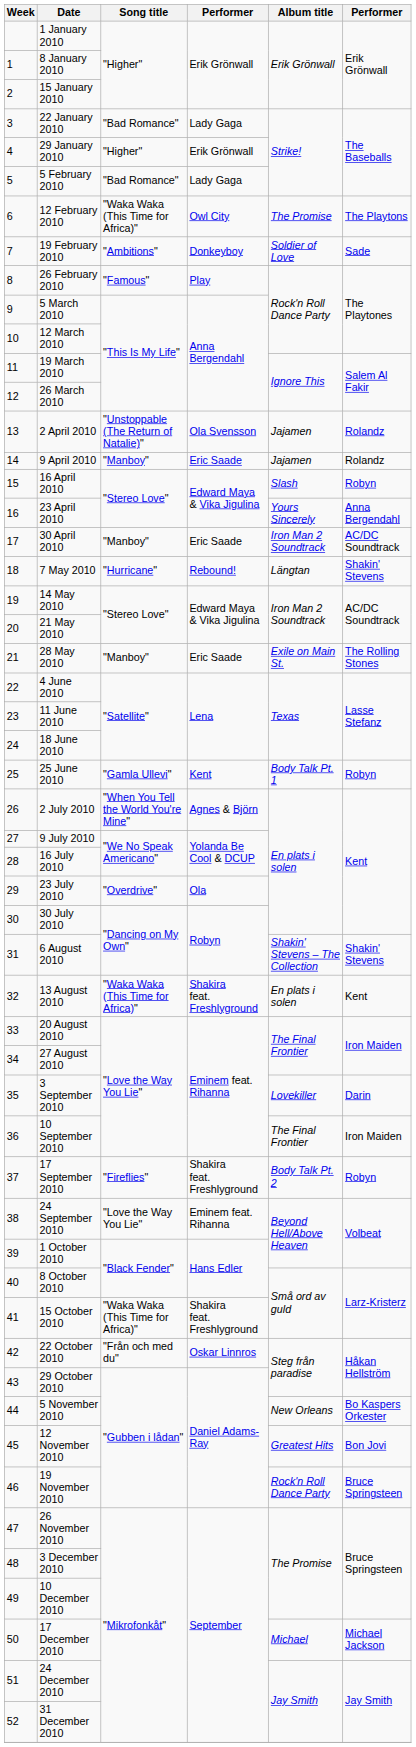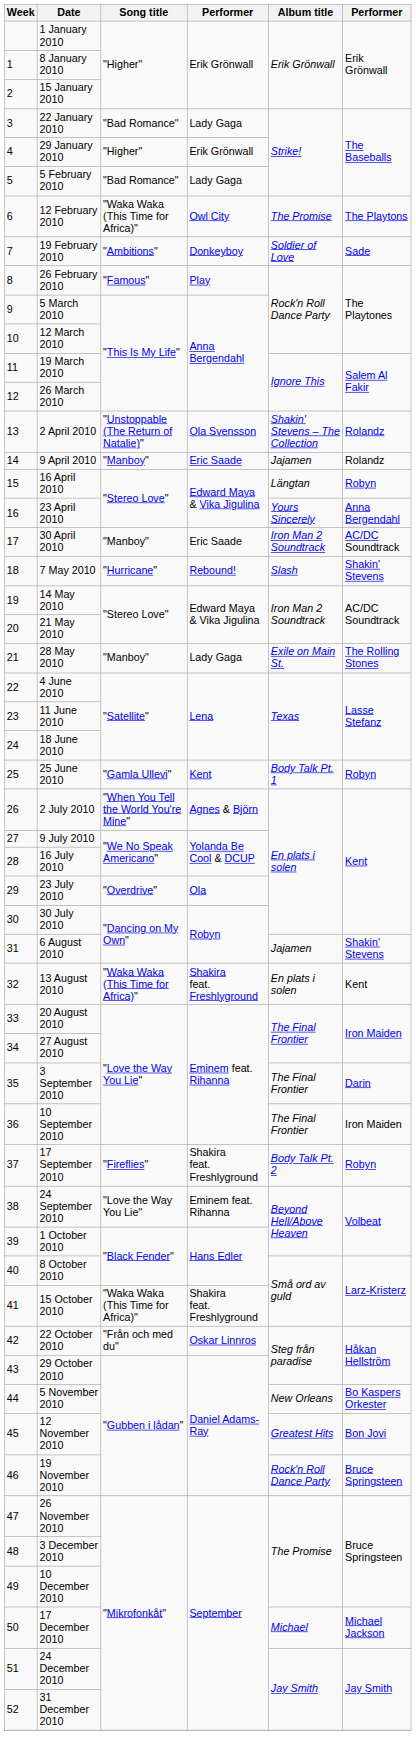(291, 431) Jajamen -> (305, 431) Shakin' Stevens – The Collection
(284, 484) Slash -> (290, 484) Längtan
(290, 571) Längtan -> (284, 571) Slash
(216, 658) Eric Saade -> (216, 658) Lady Gaga
(305, 955) Shakin' Stevens – The Collection -> (291, 948) Jajamen
(294, 1095) Lovekiller -> (293, 1083) The Final Frontier
